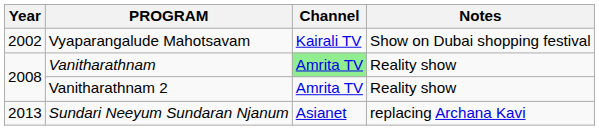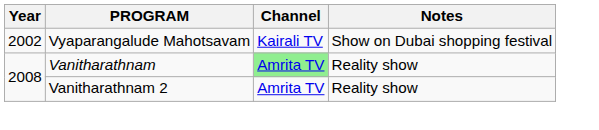- row: (169, 112)
